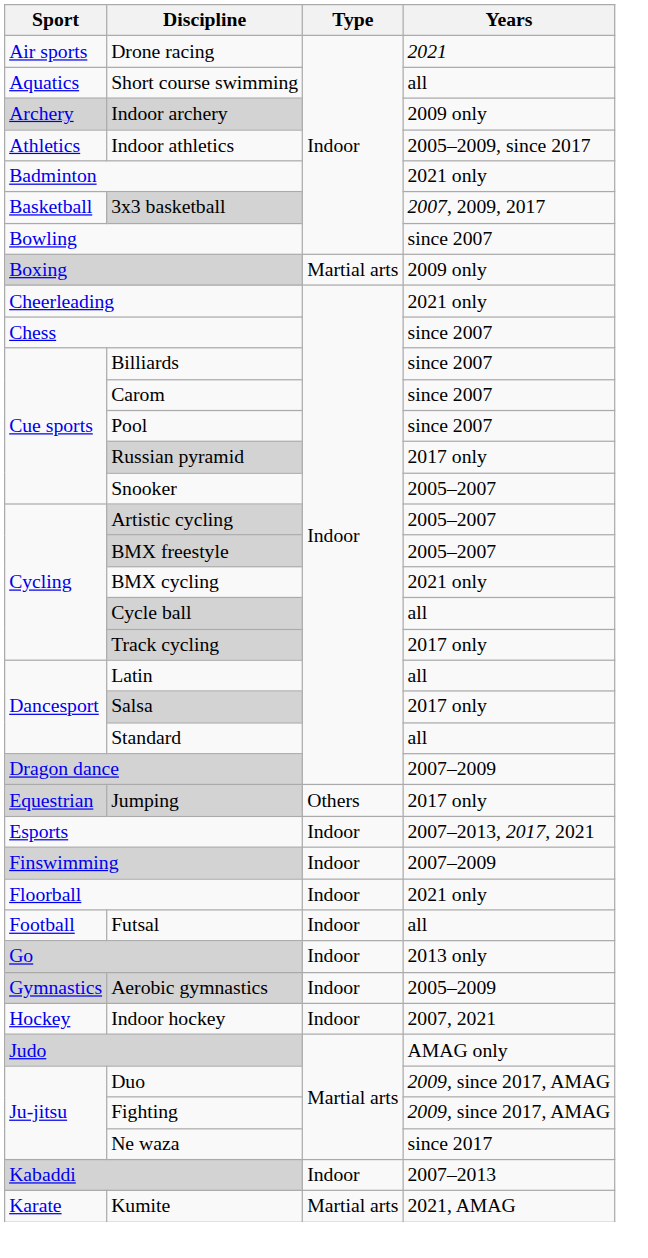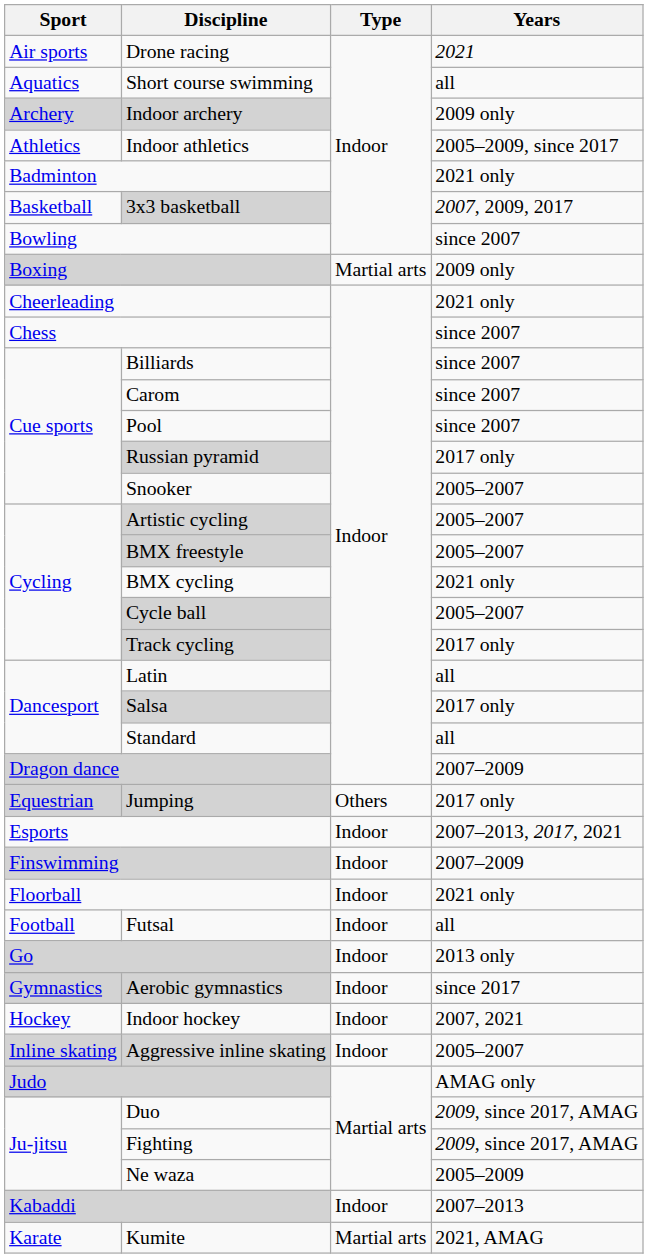(417, 613) all -> (480, 613) 2005–2007
(452, 987) 2005–2009 -> (478, 987) since 2017
+ row: (226, 1050)
(450, 1143) since 2017 -> (480, 1174) 2005–2009
